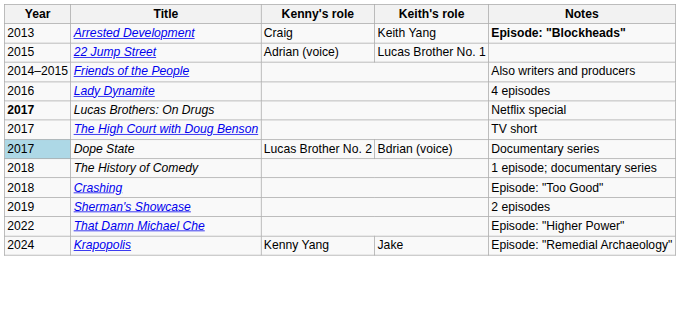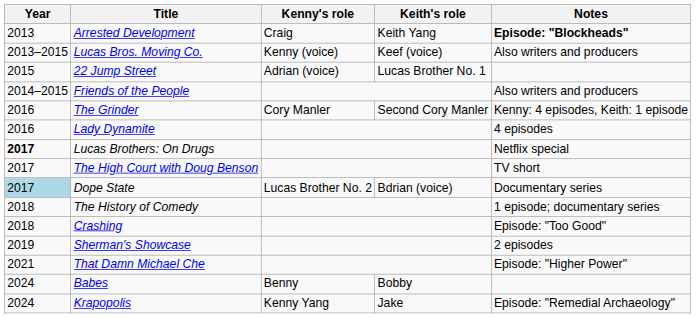+ row: (138, 52)
+ row: (106, 110)
(21, 226) 2022 -> (21, 264) 2021
+ row: (91, 284)
